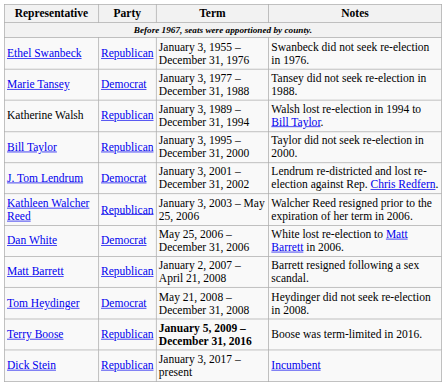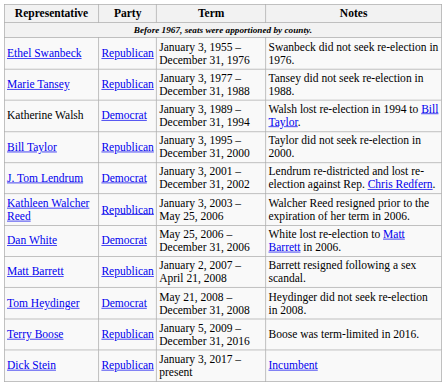(124, 84) Democrat -> (128, 84) Republican
(127, 116) Republican -> (124, 116) Democrat
(205, 334) bold -> (204, 334) normal
